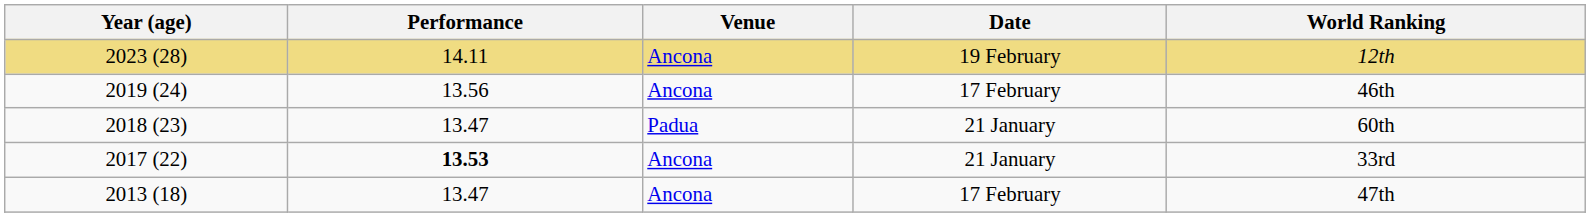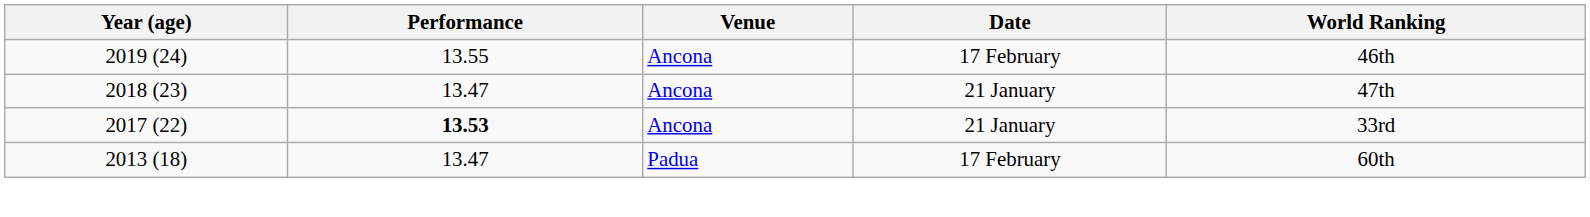- row: (146, 56)
(465, 90) 13.56 -> (465, 56) 13.55
(673, 125) Padua -> (680, 90) Ancona
(1376, 125) 60th -> (1376, 90) 47th
(680, 194) Ancona -> (673, 159) Padua
(1376, 194) 47th -> (1376, 159) 60th
